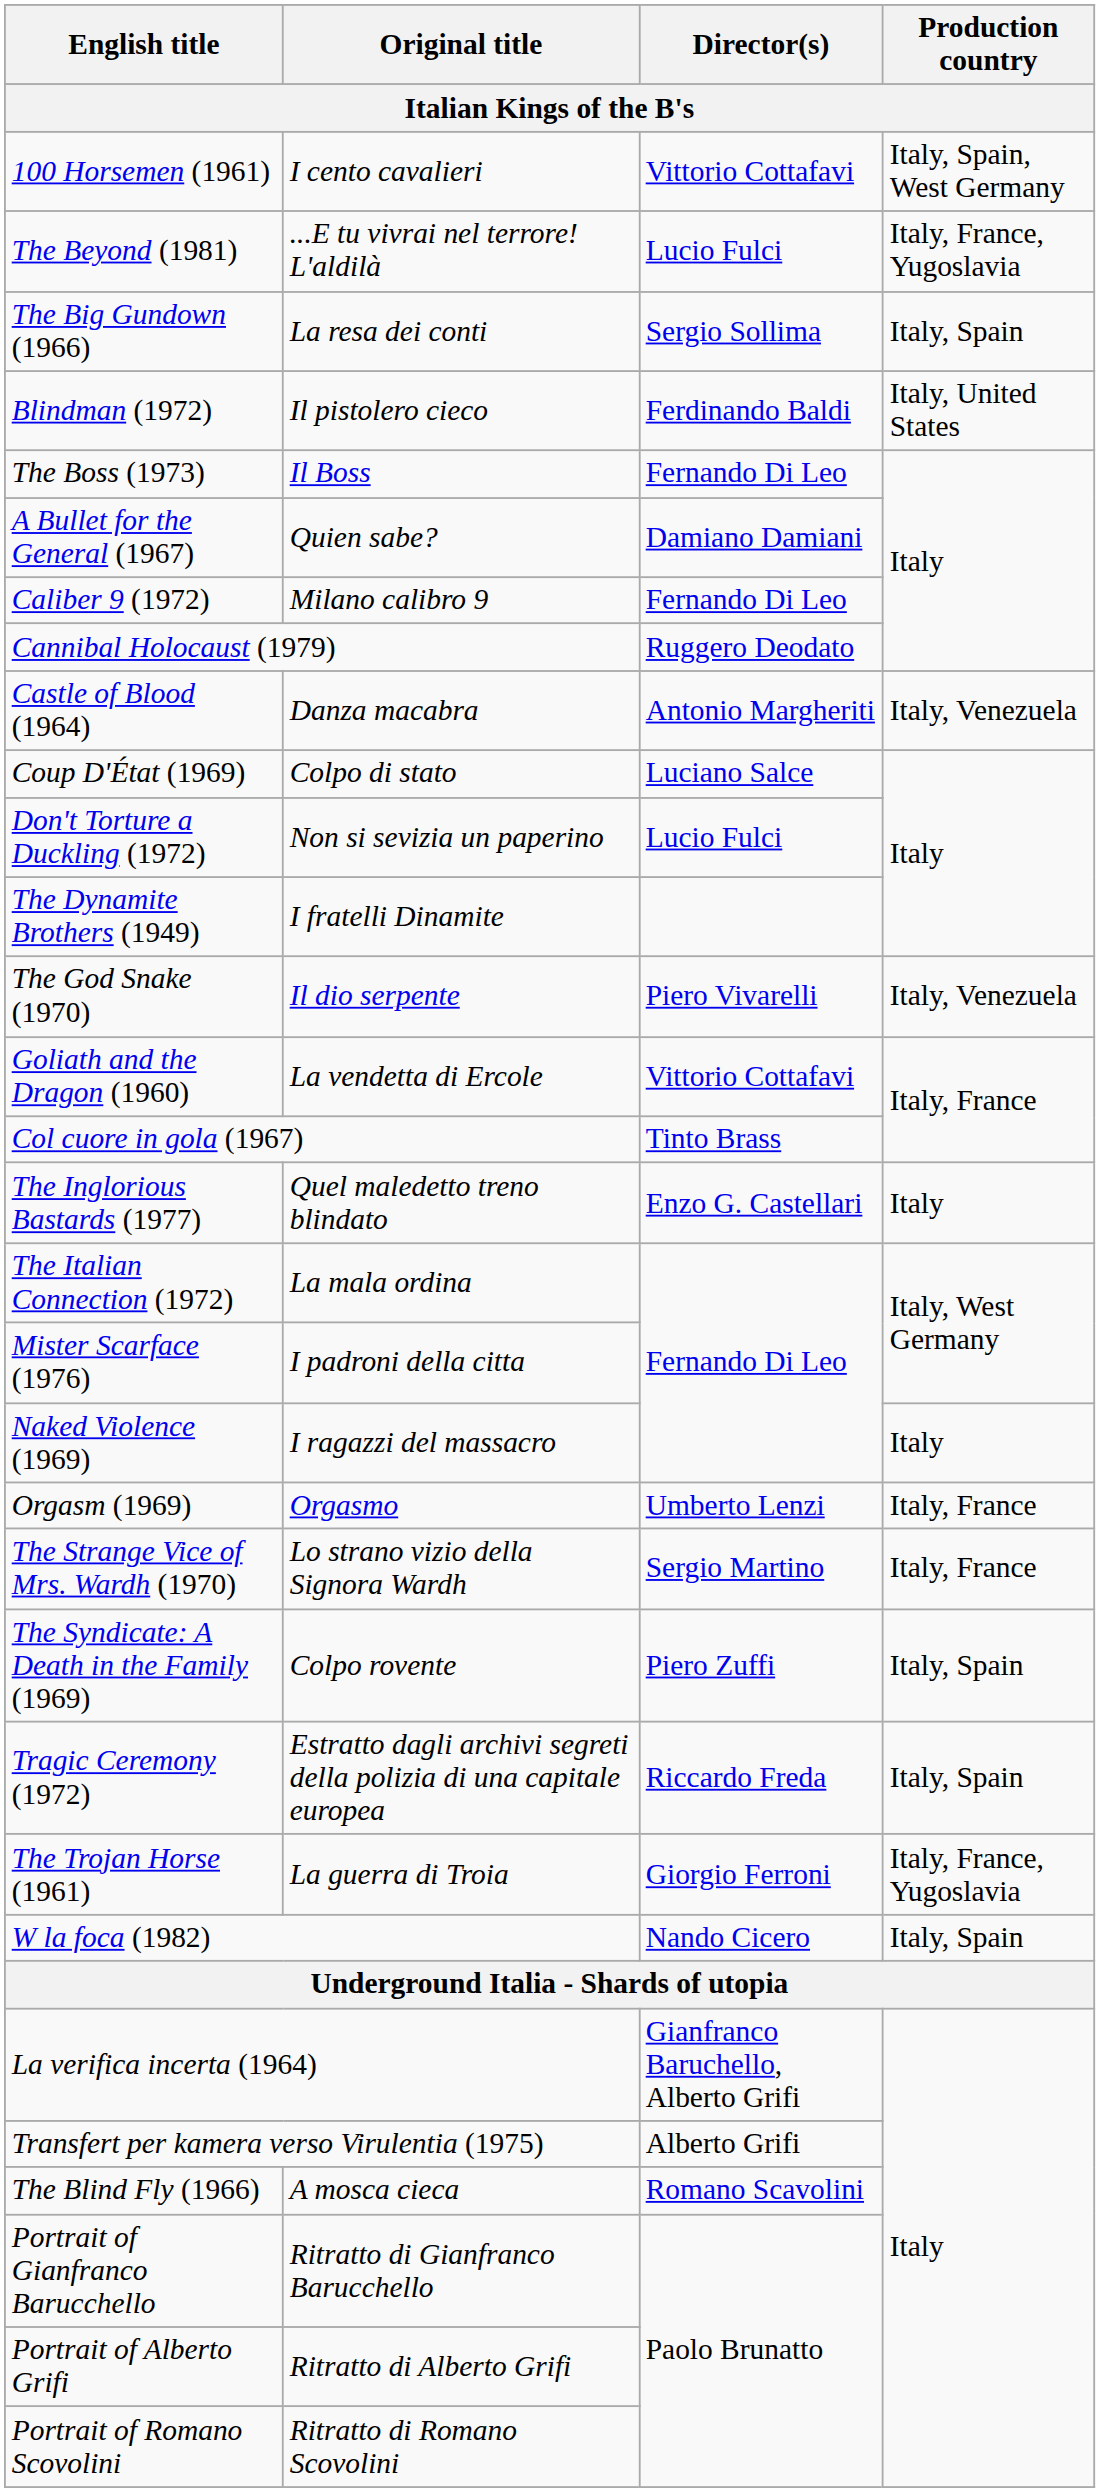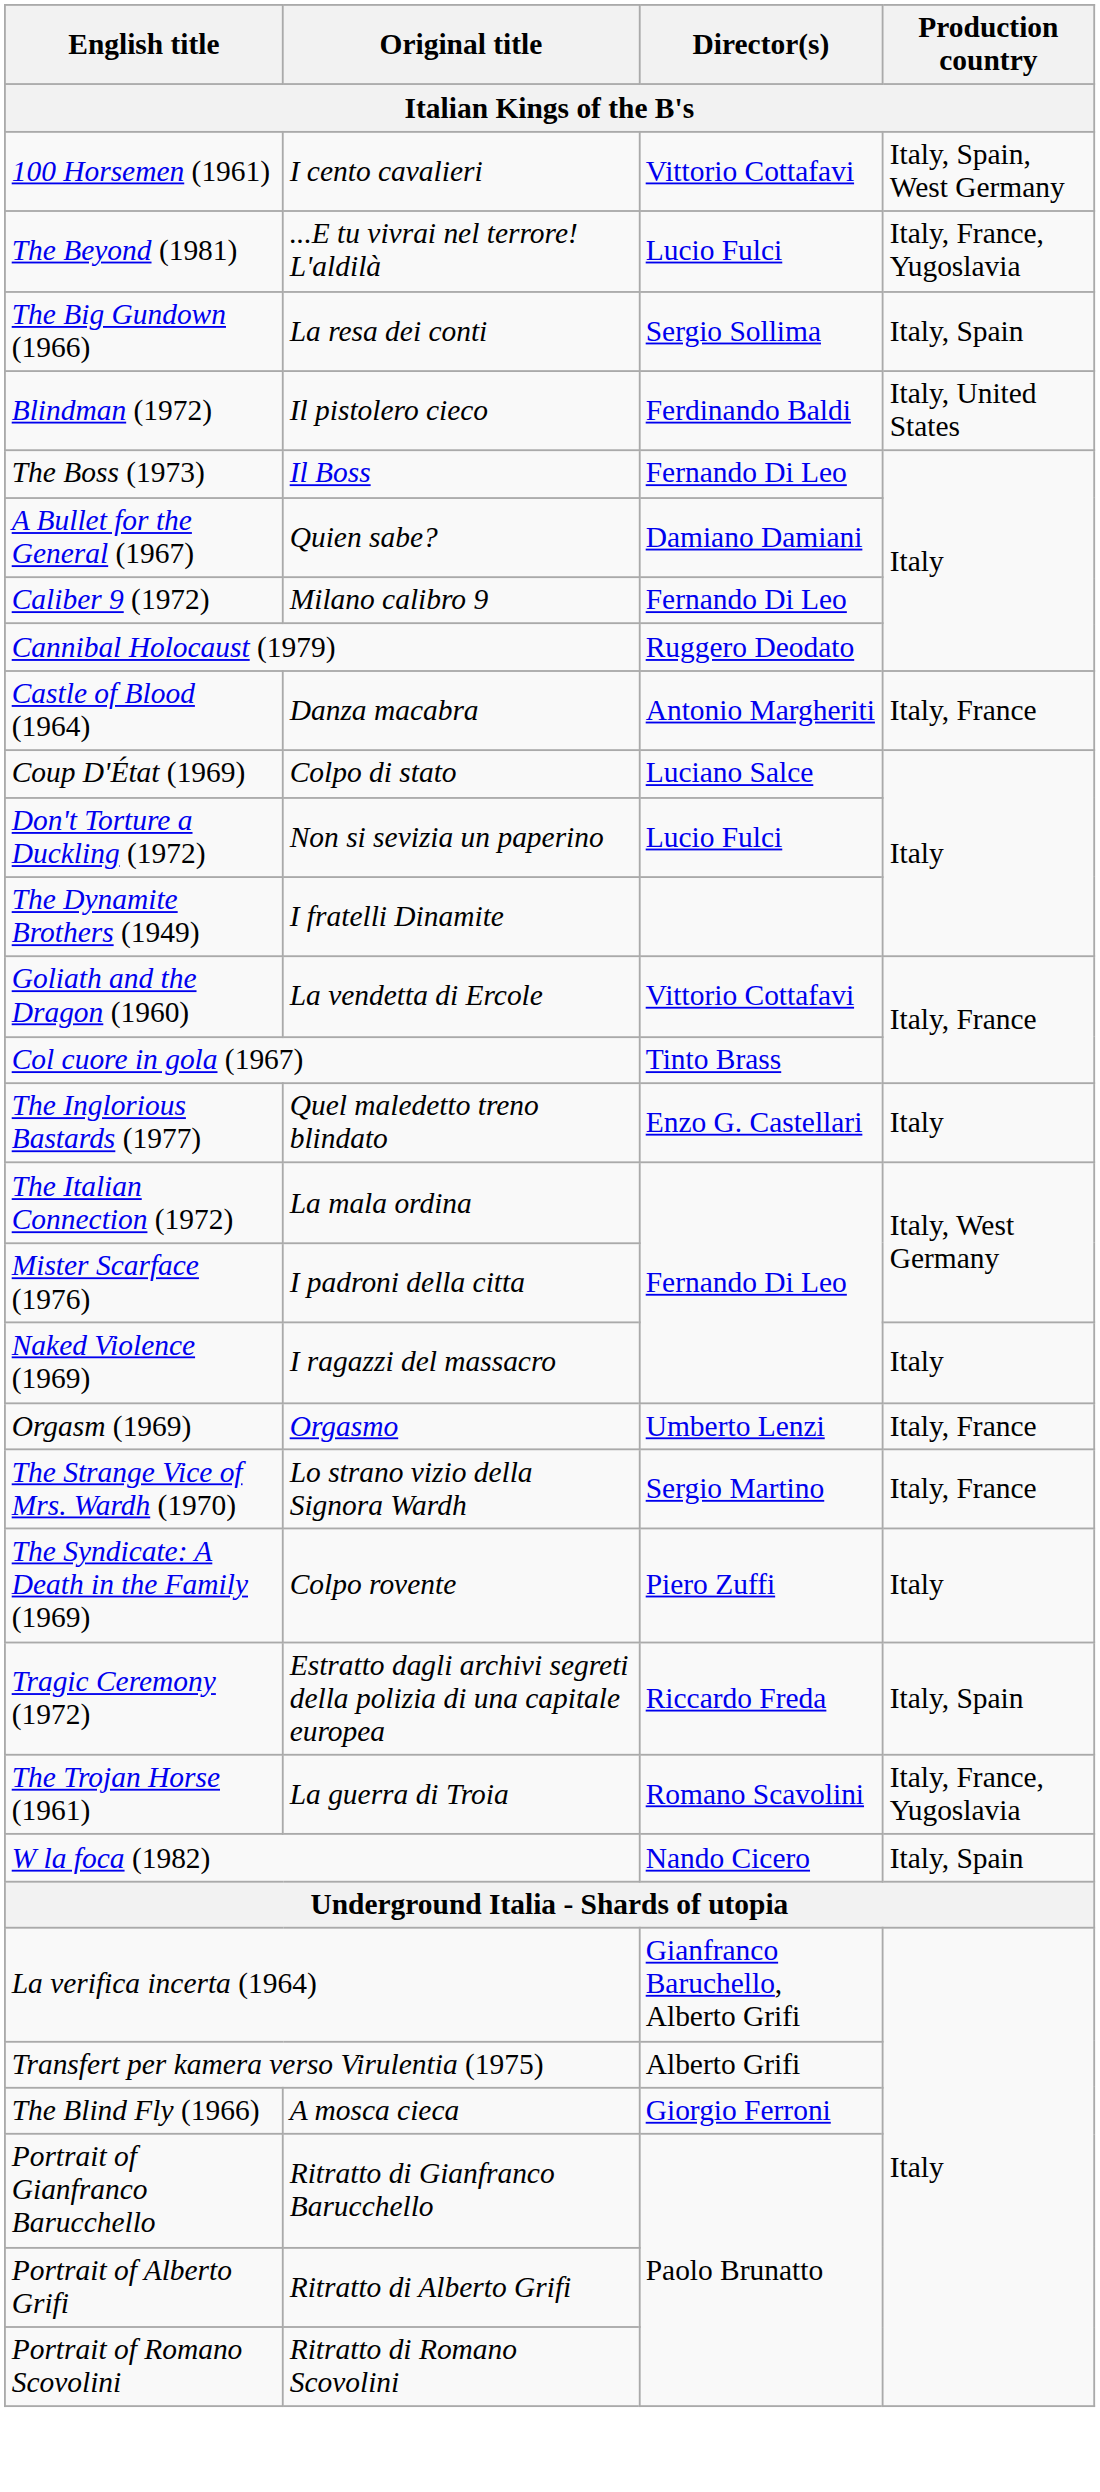(983, 710) Italy, Venezuela -> (963, 710) Italy, France
- row: (102, 996)
(957, 1664) Italy, Spain -> (917, 1584) Italy
(738, 1874) Giorgio Ferroni -> (755, 1794) Romano Scavolini
(755, 2190) Romano Scavolini -> (738, 2110) Giorgio Ferroni
